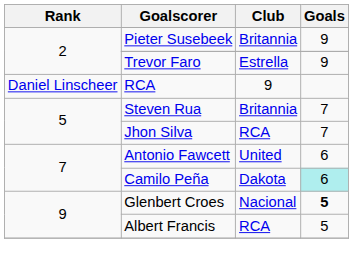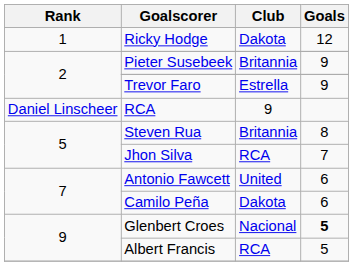+ row: (166, 39)
(324, 109) 7 -> (324, 132) 8
(324, 179) paleturquoise background -> (324, 202) no background
